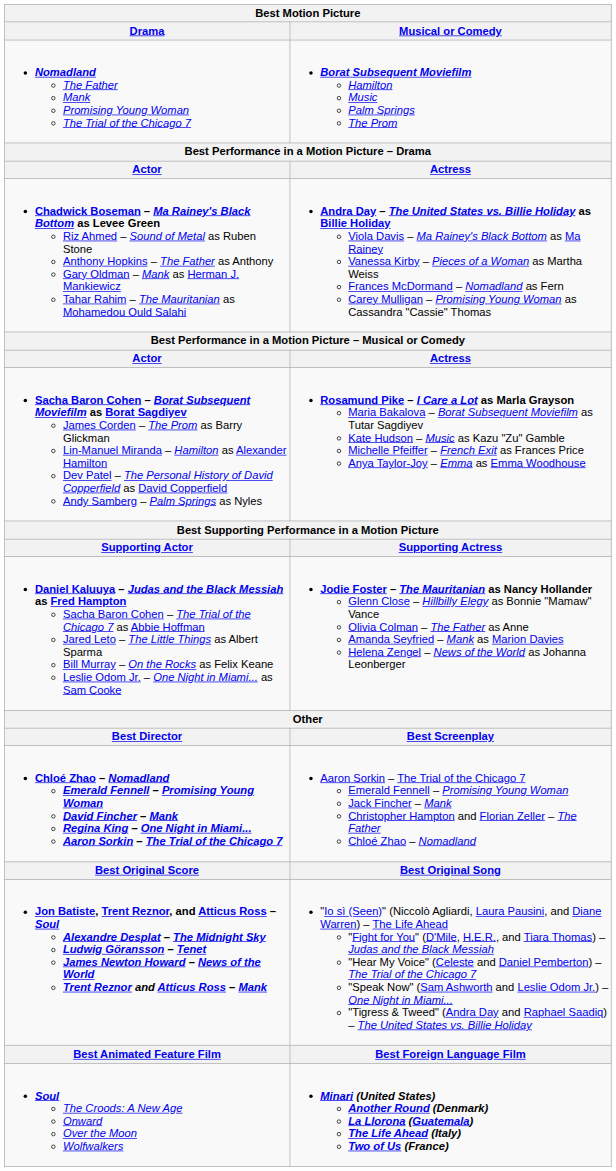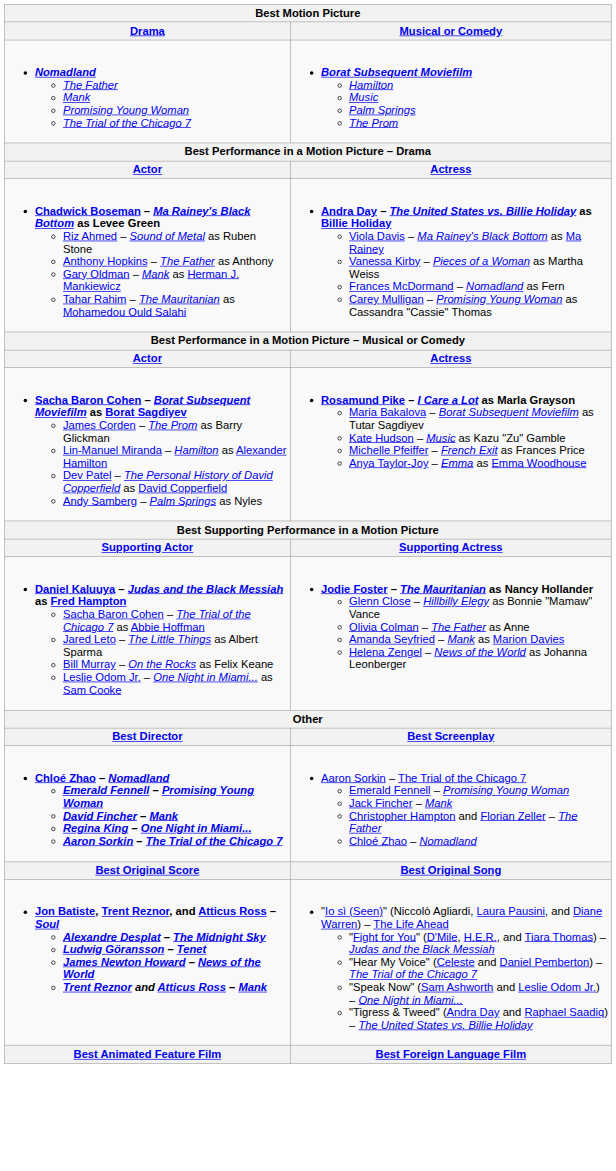- row: (147, 1121)
